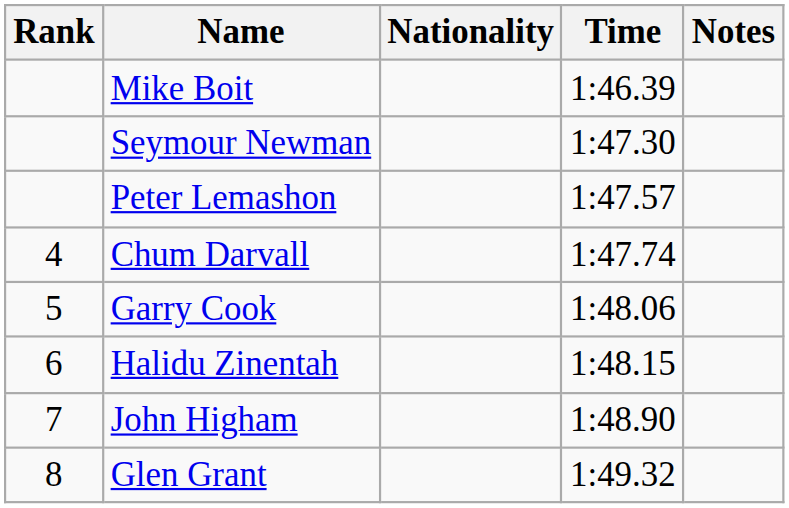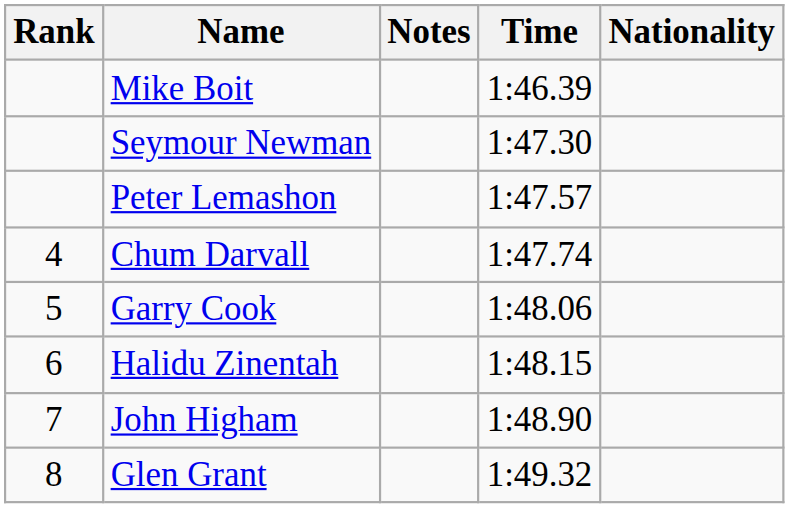columns swapped: (471, 32) <-> (733, 32)
